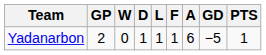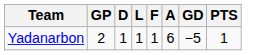- column: (125, 15)
